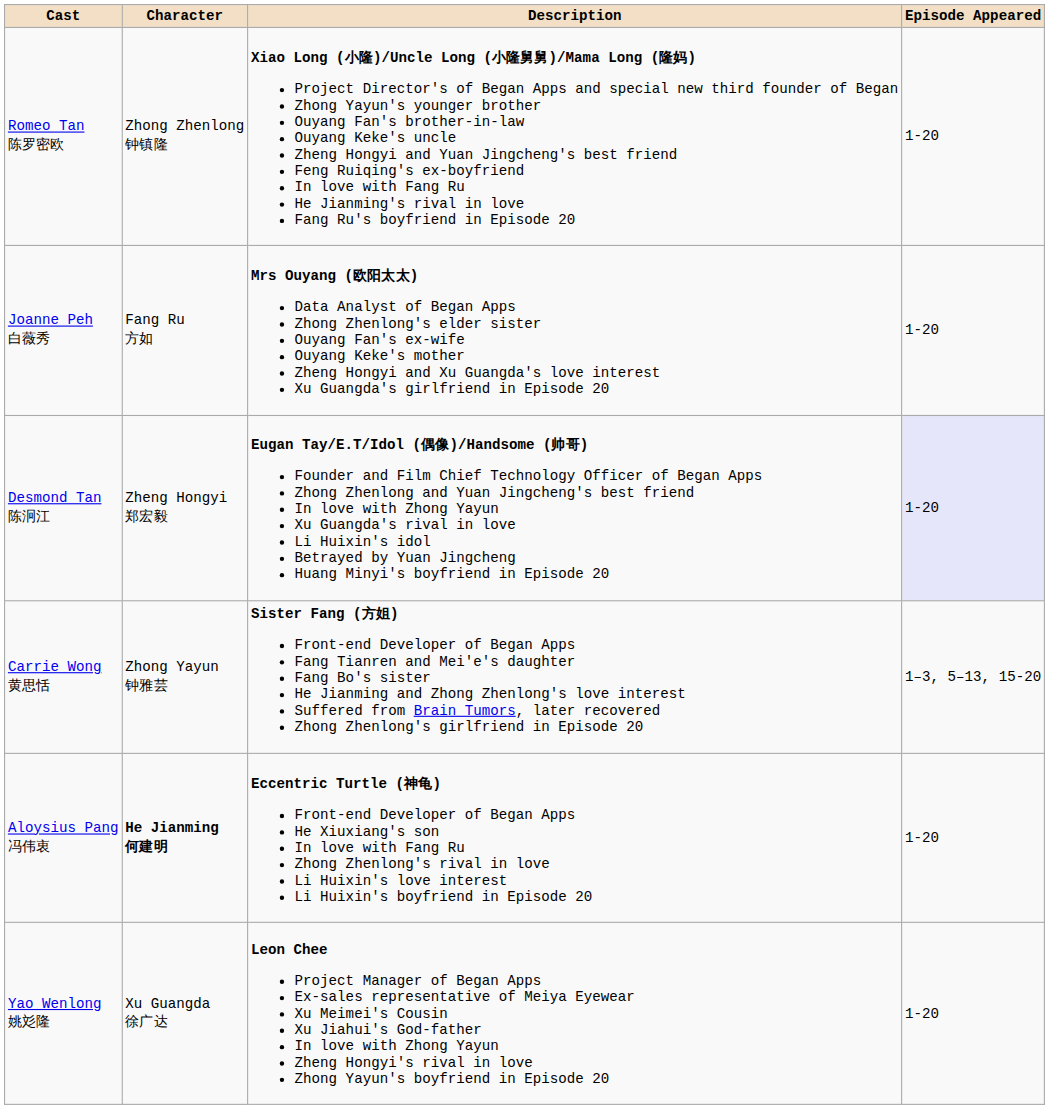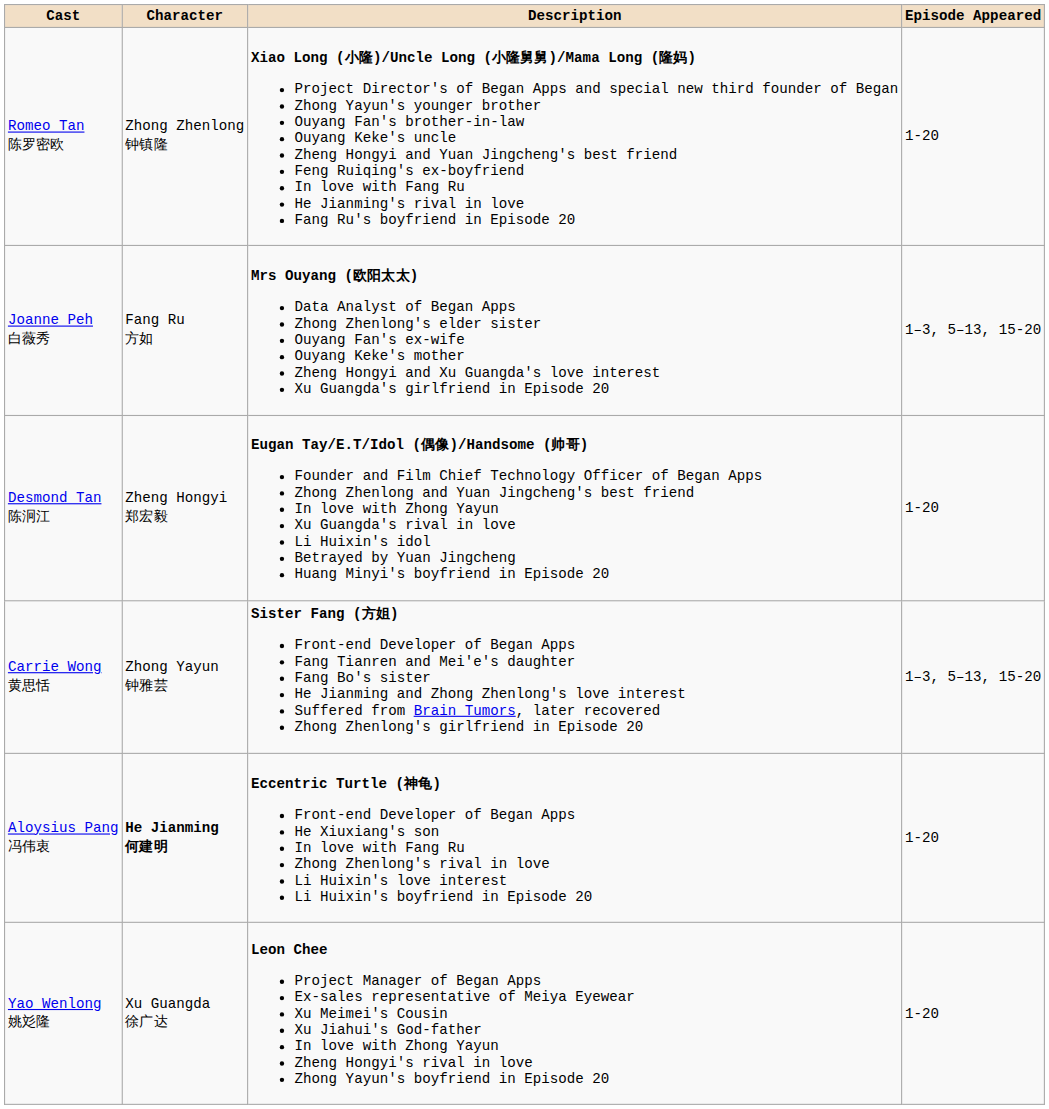(922, 330) 1-20 -> (973, 330) 1–3, 5–13, 15-20
(922, 508) lavender background -> (922, 508) no background
